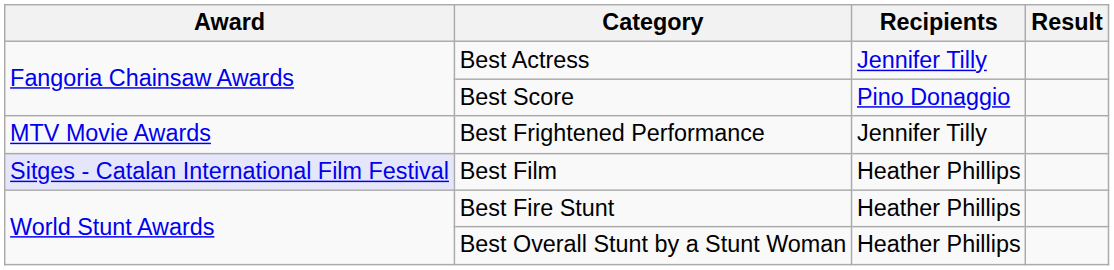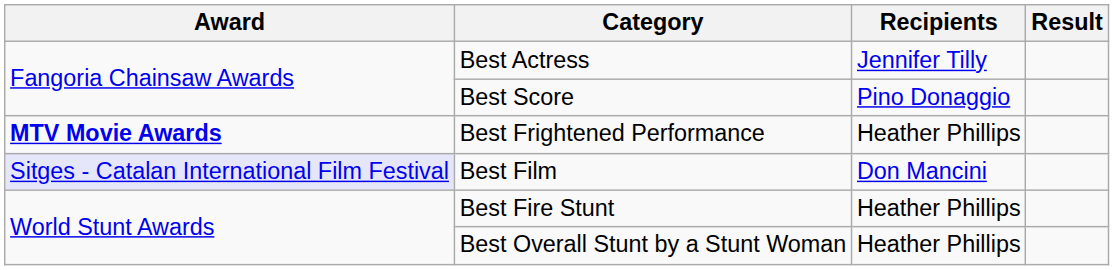(111, 134) normal -> (116, 134) bold
(922, 134) Jennifer Tilly -> (939, 134) Heather Phillips
(939, 171) Heather Phillips -> (922, 171) Don Mancini
